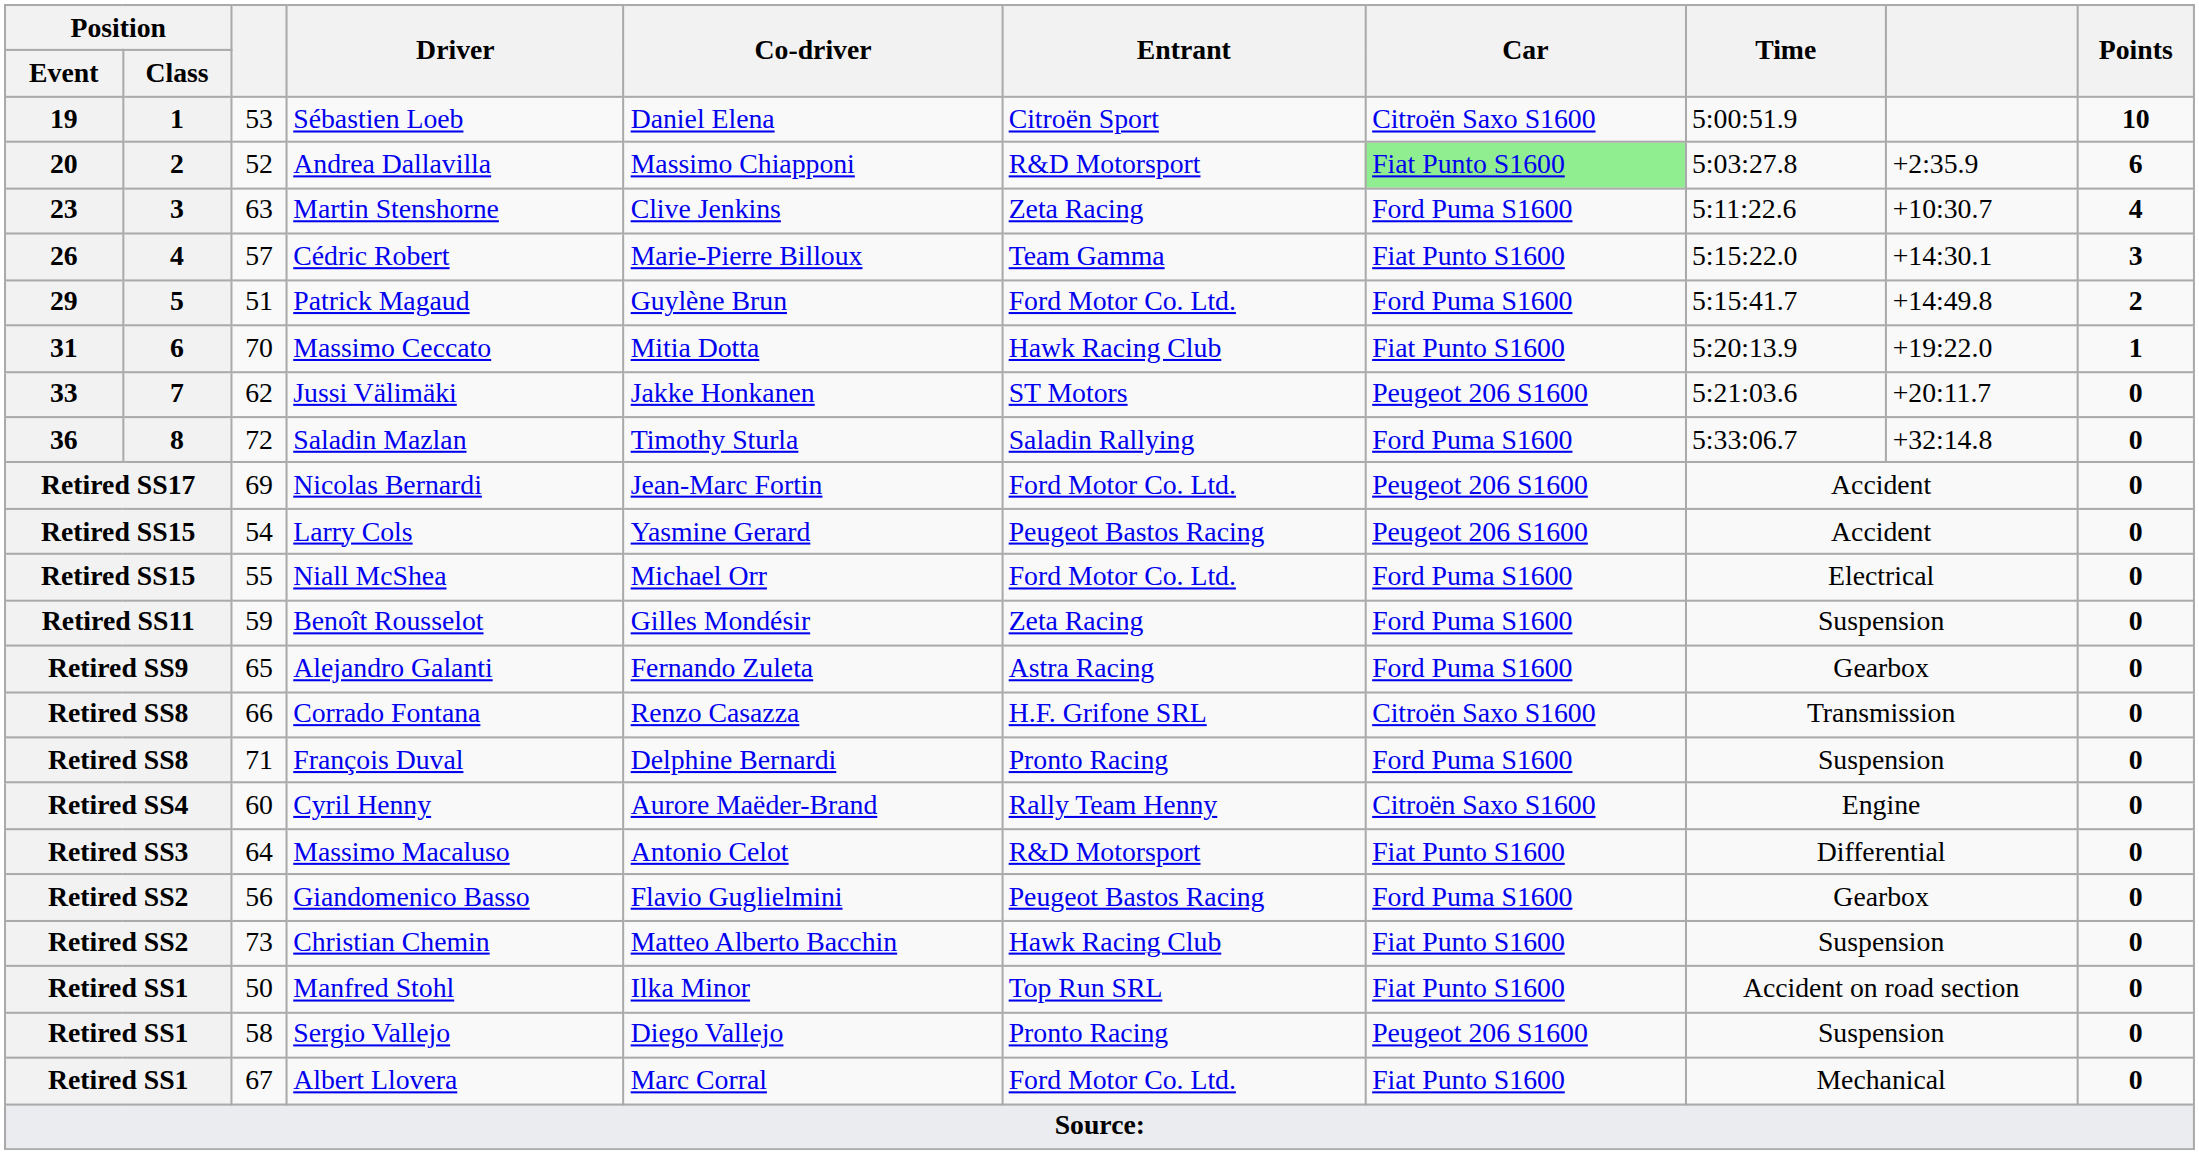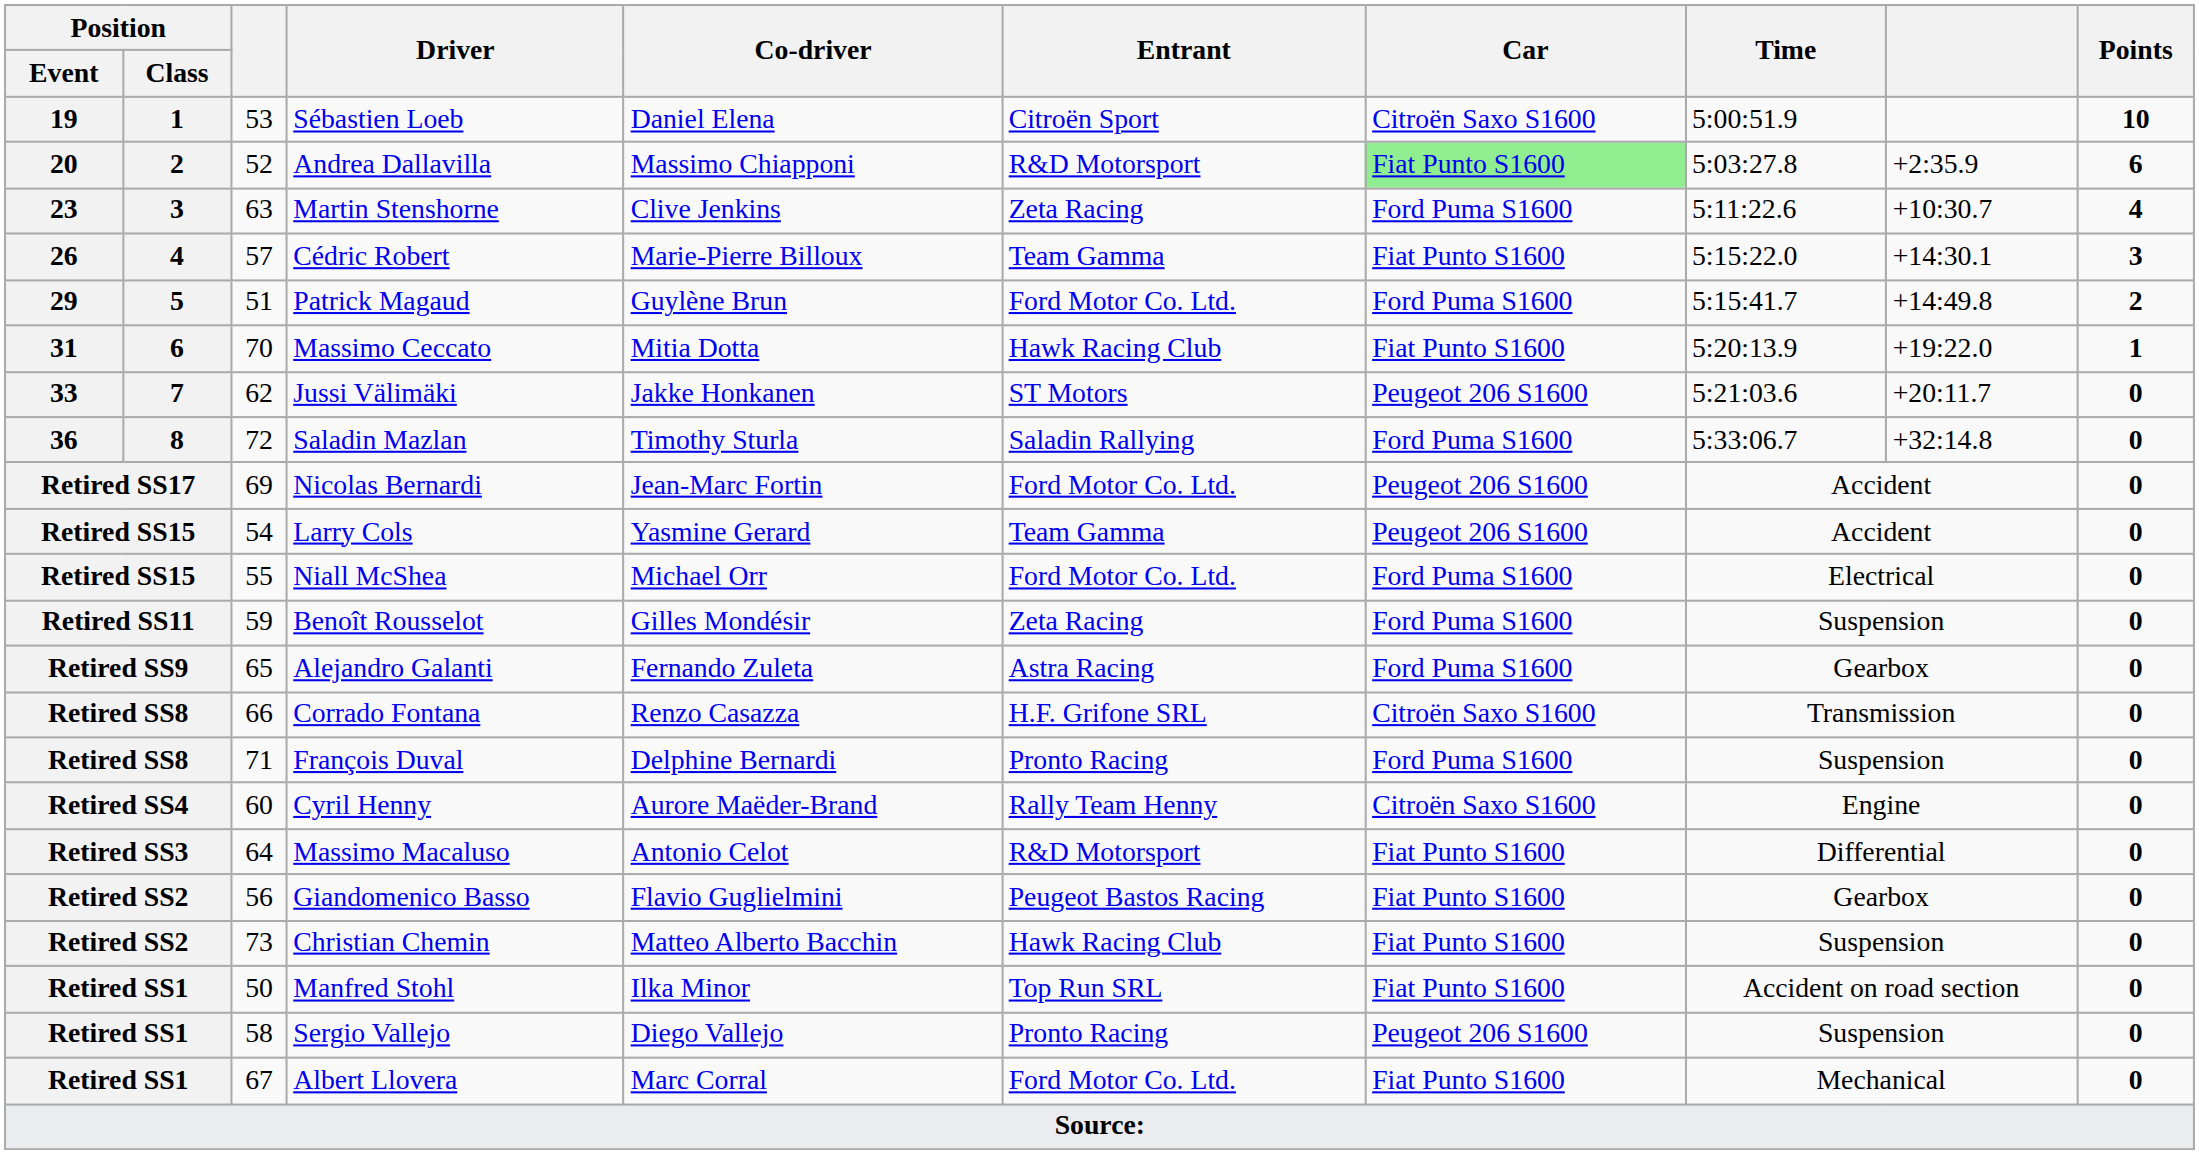(1137, 530) Peugeot Bastos Racing -> (1087, 530) Team Gamma
(1472, 896) Ford Puma S1600 -> (1468, 896) Fiat Punto S1600
